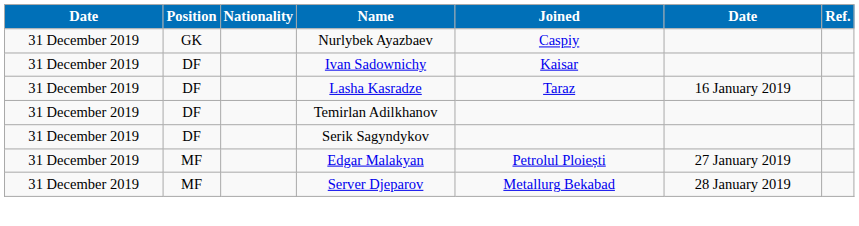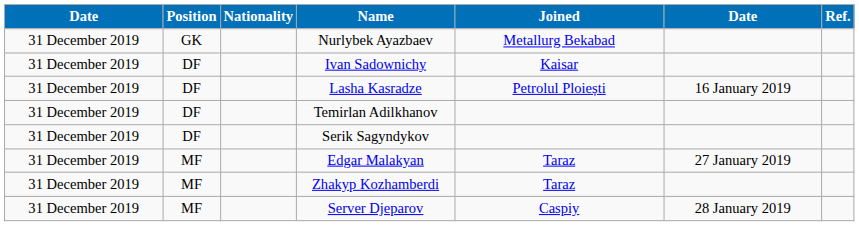(559, 40) Caspiy -> (559, 40) Metallurg Bekabad
(559, 88) Taraz -> (559, 88) Petrolul Ploiești
(559, 160) Petrolul Ploiești -> (559, 160) Taraz
+ row: (376, 184)
(559, 184) Metallurg Bekabad -> (559, 208) Caspiy
